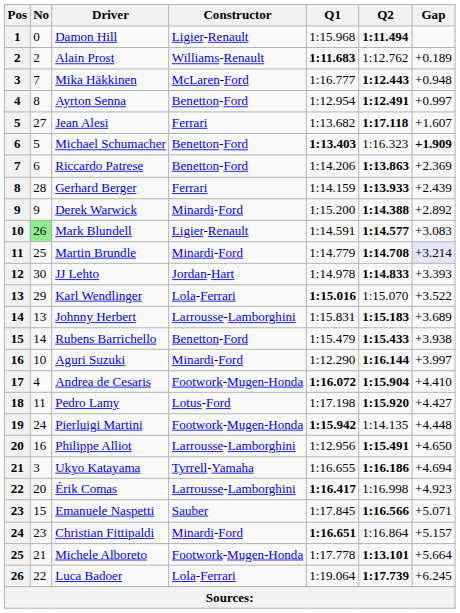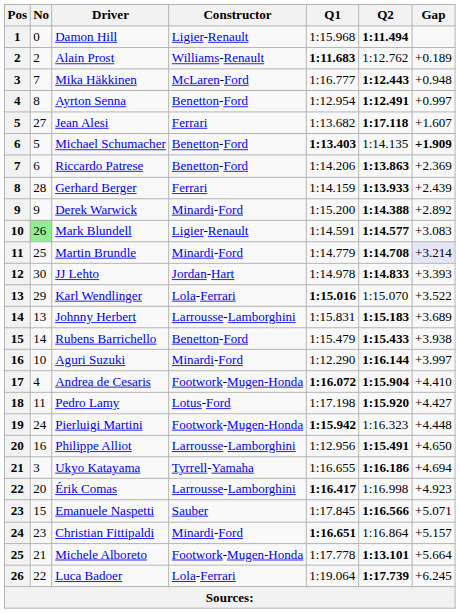(385, 144) 1:16.323 -> (385, 144) 1:14.135
(385, 424) 1:14.135 -> (385, 424) 1:16.323
